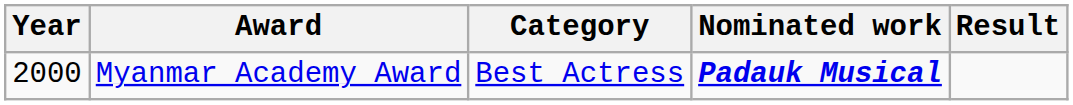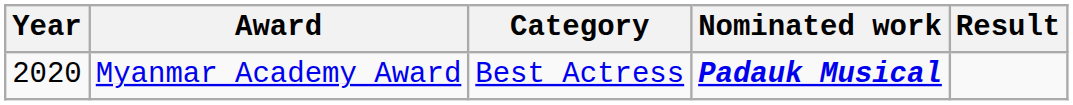(47, 76) 2000 -> (47, 76) 2020
